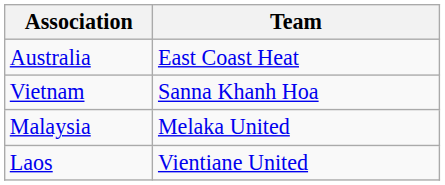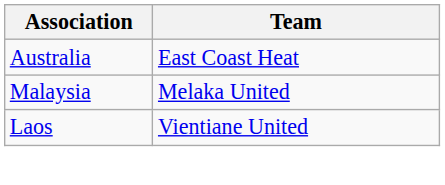- row: (47, 92)
